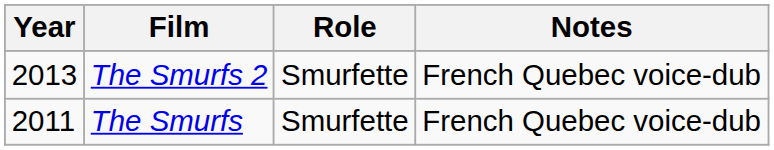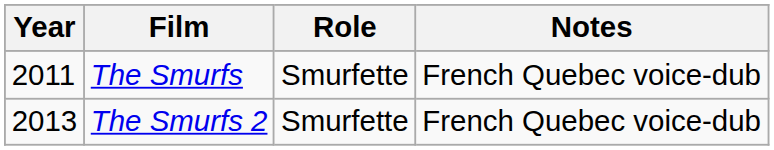rows swapped: (167, 121) <-> (179, 74)
